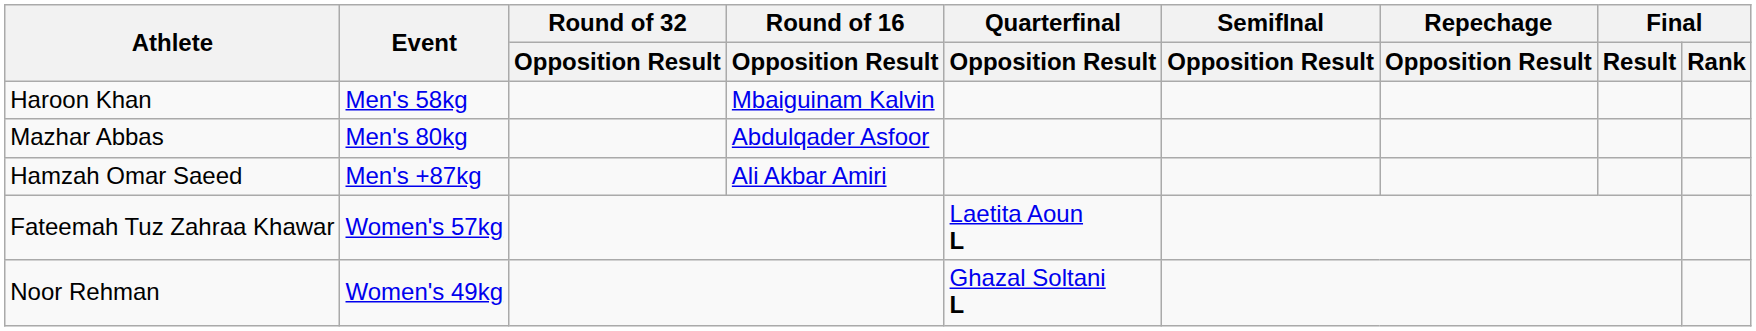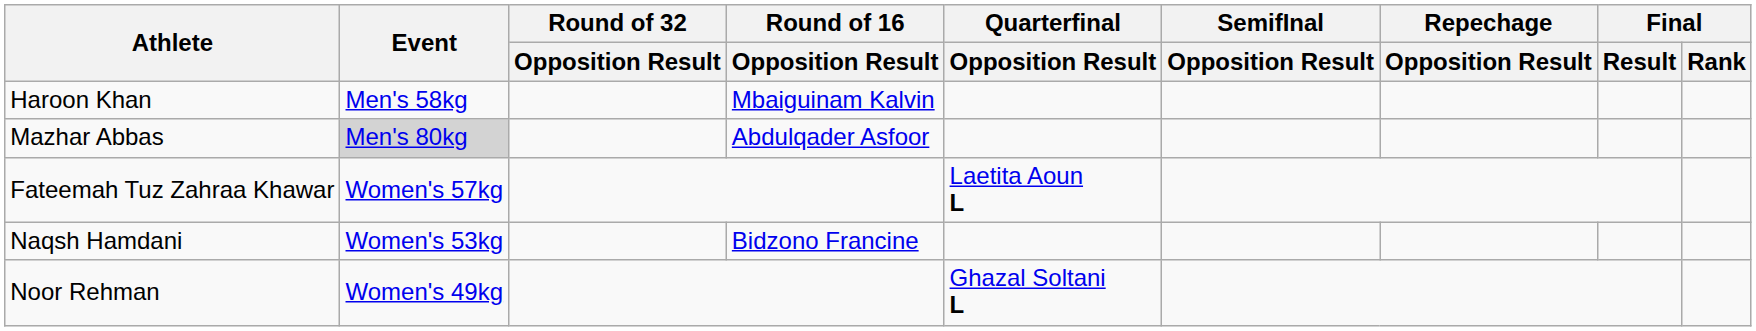(407, 137) no background -> (407, 137) lightgrey background
- row: (126, 175)
+ row: (96, 240)
